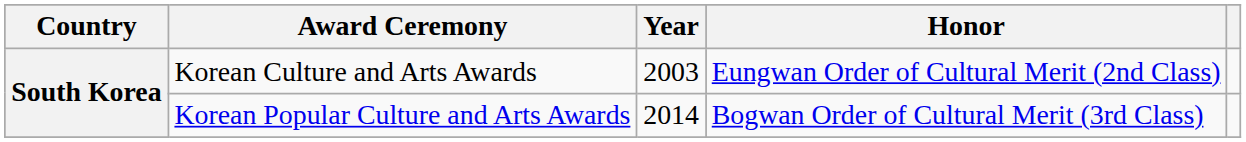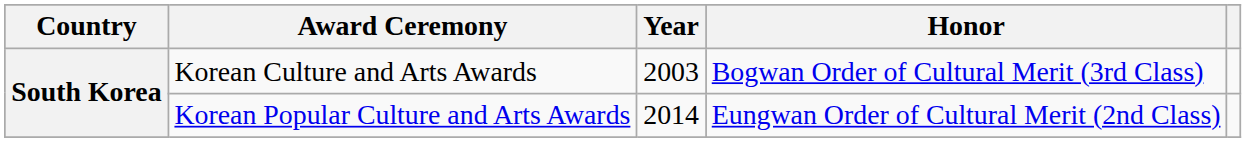(966, 70) Eungwan Order of Cultural Merit (2nd Class) -> (958, 70) Bogwan Order of Cultural Merit (3rd Class)
(958, 114) Bogwan Order of Cultural Merit (3rd Class) -> (966, 114) Eungwan Order of Cultural Merit (2nd Class)
